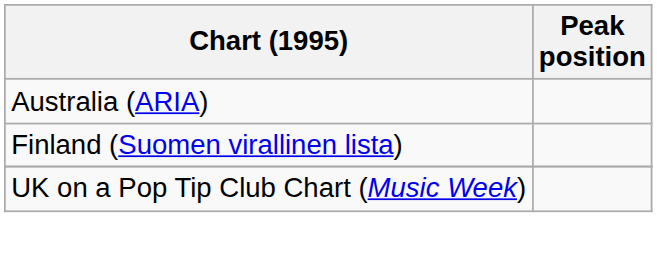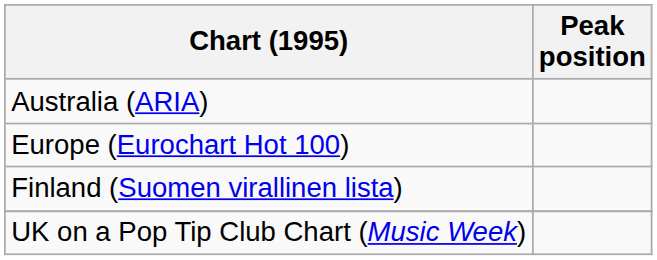+ row: (180, 144)
